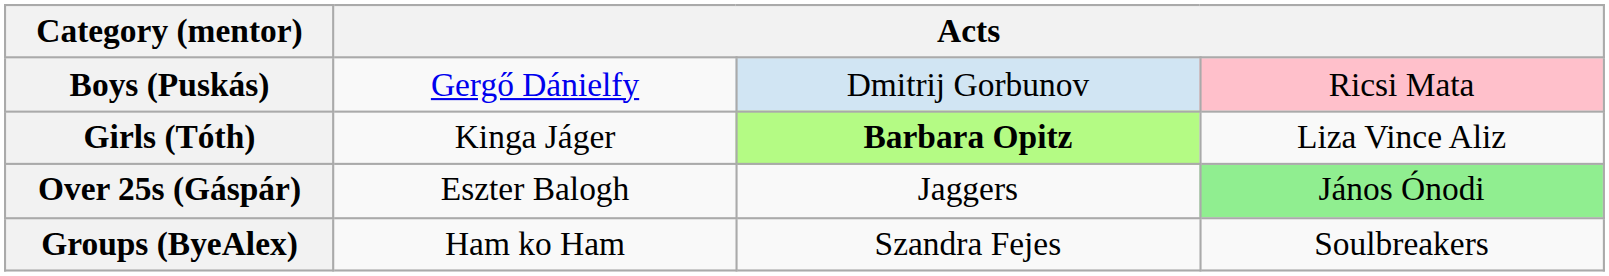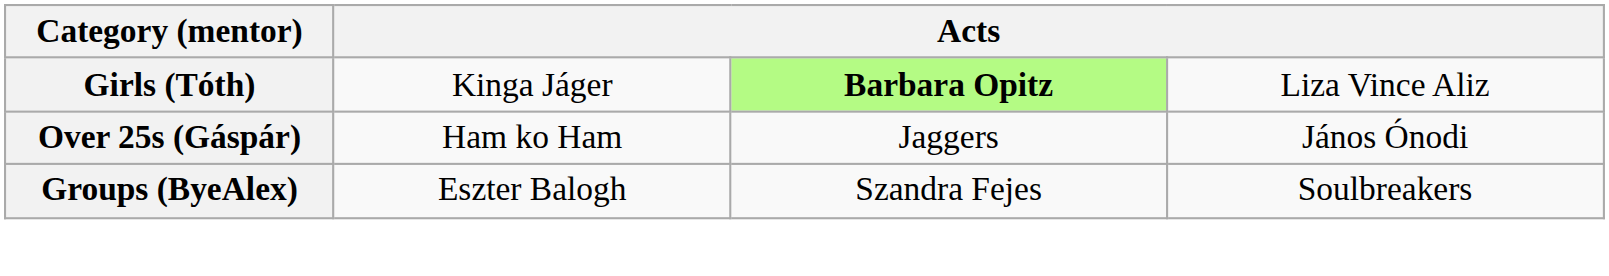- row: (169, 84)
(535, 190) Eszter Balogh -> (532, 137) Ham ko Ham
(1402, 190) lightgreen background -> (1385, 137) no background
(535, 243) Ham ko Ham -> (532, 190) Eszter Balogh
